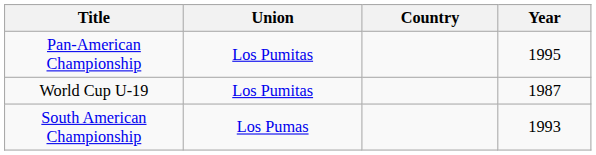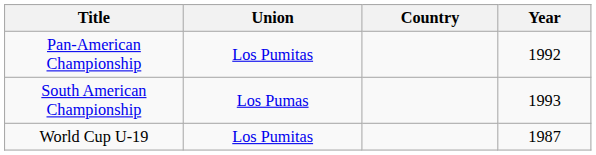(545, 54) 1995 -> (545, 54) 1992
rows swapped: (94, 127) <-> (94, 90)
